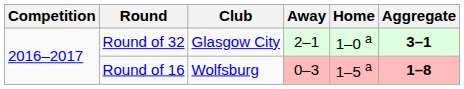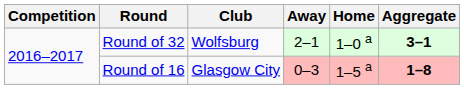(236, 42) Glasgow City -> (225, 42) Wolfsburg
(225, 70) Wolfsburg -> (236, 70) Glasgow City
